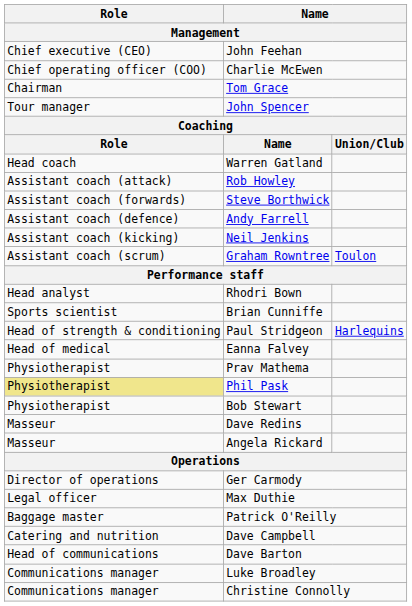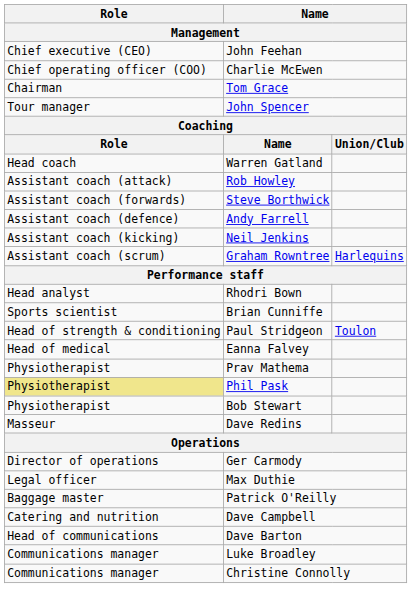(356, 256) Toulon -> (369, 256) Harlequins
(369, 331) Harlequins -> (356, 331) Toulon
- row: (274, 443)
